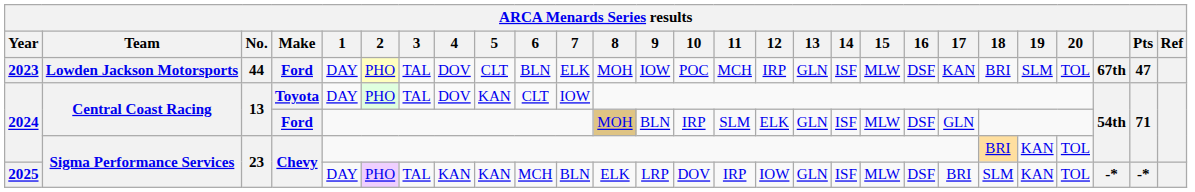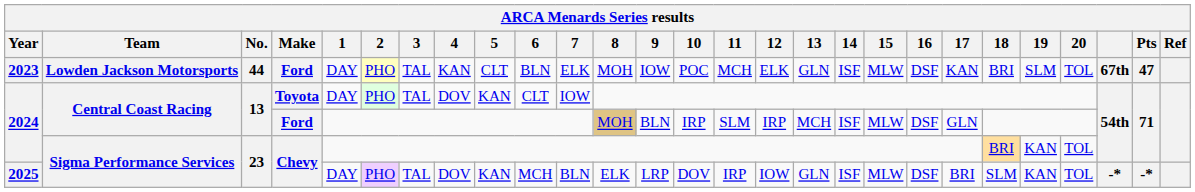(454, 69) DOV -> (454, 69) KAN
(774, 69) IRP -> (774, 69) ELK
(774, 122) ELK -> (774, 122) IRP
(812, 122) GLN -> (814, 122) MCH
(454, 174) KAN -> (454, 174) DOV
